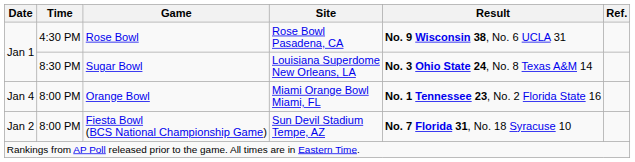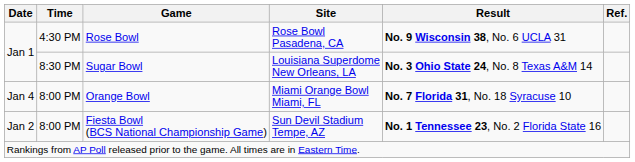(493, 97) No. 1 Tennessee 23, No. 2 Florida State 16 -> (478, 97) No. 7 Florida 31, No. 18 Syracuse 10
(478, 127) No. 7 Florida 31, No. 18 Syracuse 10 -> (493, 127) No. 1 Tennessee 23, No. 2 Florida State 16
